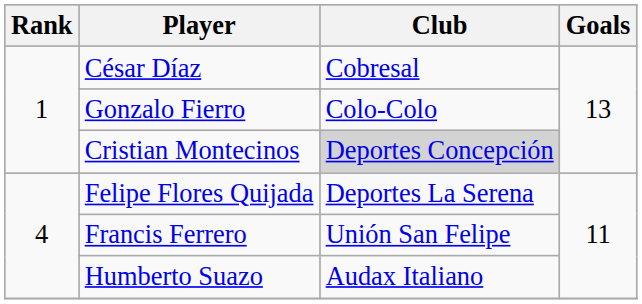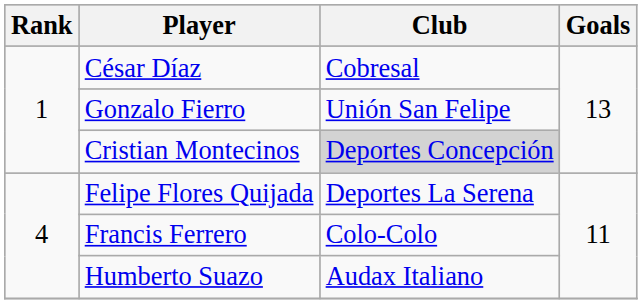(381, 109) Colo-Colo -> (418, 109) Unión San Felipe
(418, 234) Unión San Felipe -> (381, 234) Colo-Colo
